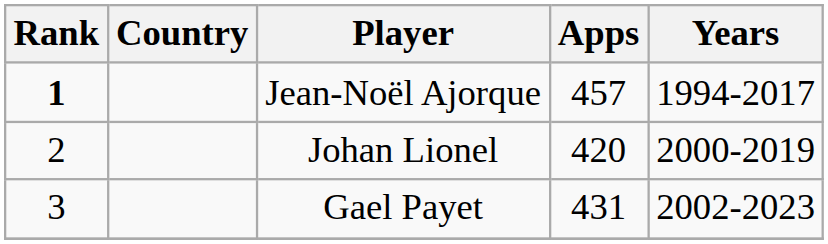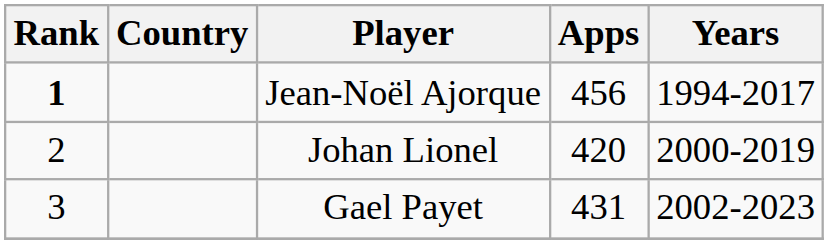(599, 91) 457 -> (599, 91) 456
